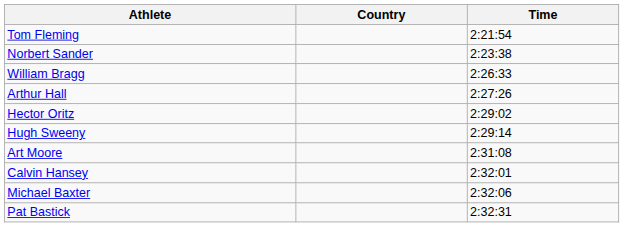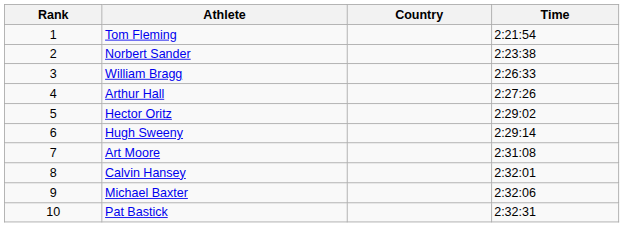+ column: (53, 15)
